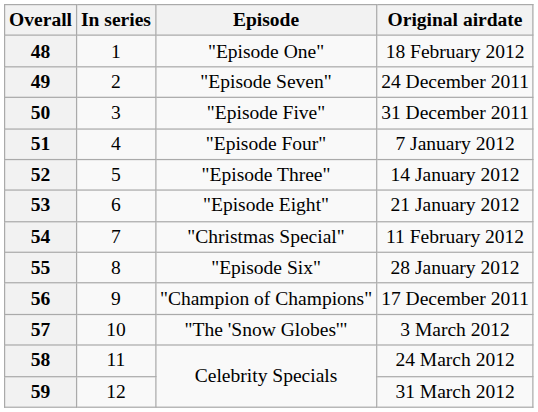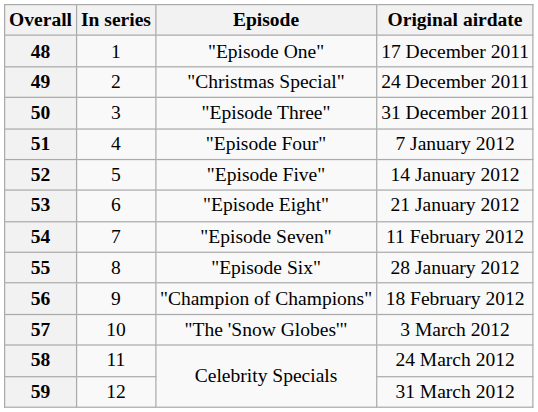(455, 50) 18 February 2012 -> (455, 50) 17 December 2011
(266, 81) "Episode Seven" -> (266, 81) "Christmas Special"
(266, 112) "Episode Five" -> (266, 112) "Episode Three"
(266, 174) "Episode Three" -> (266, 174) "Episode Five"
(266, 236) "Christmas Special" -> (266, 236) "Episode Seven"
(455, 298) 17 December 2011 -> (455, 298) 18 February 2012
